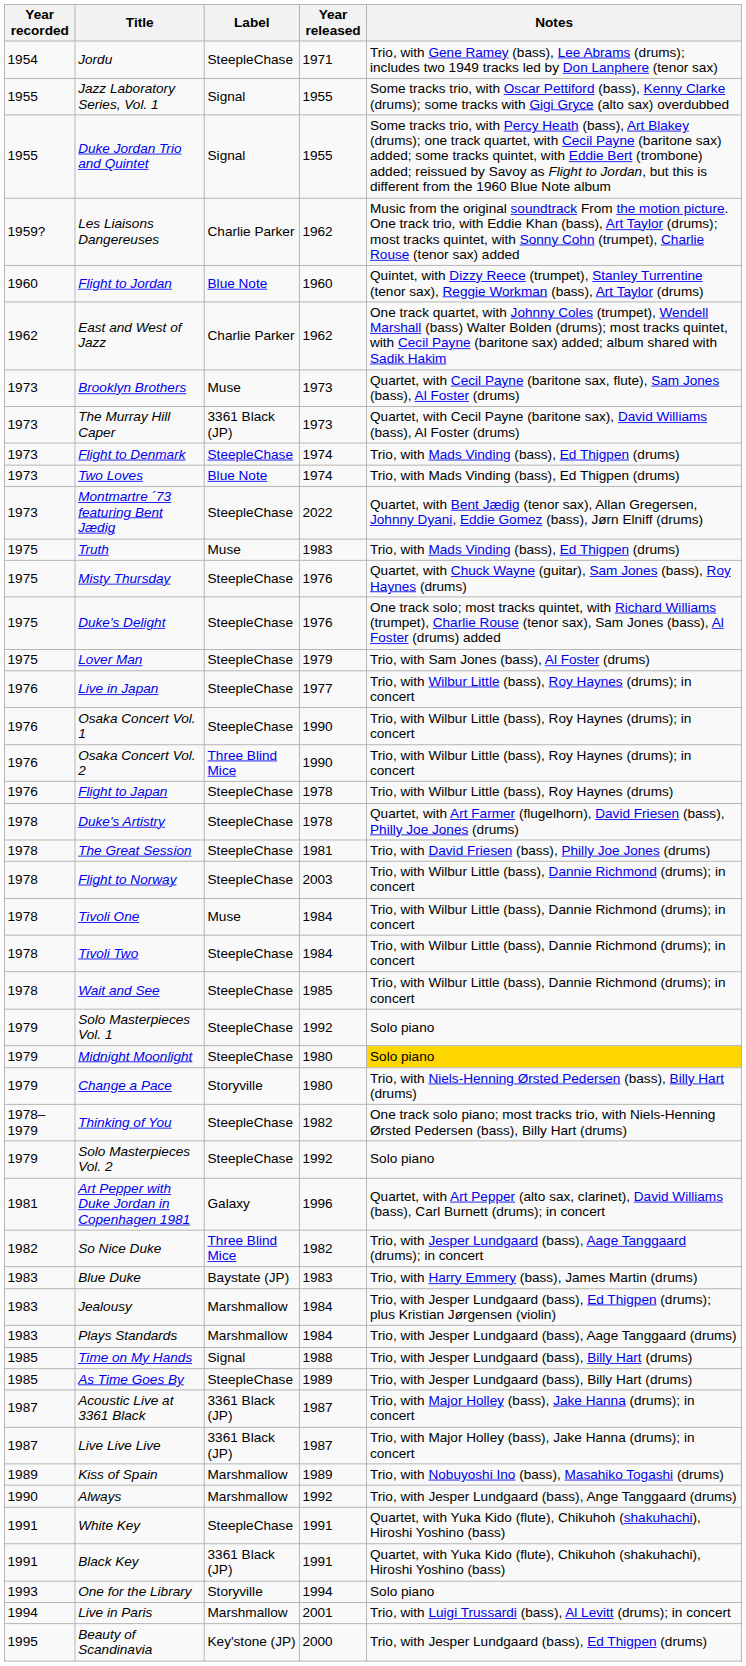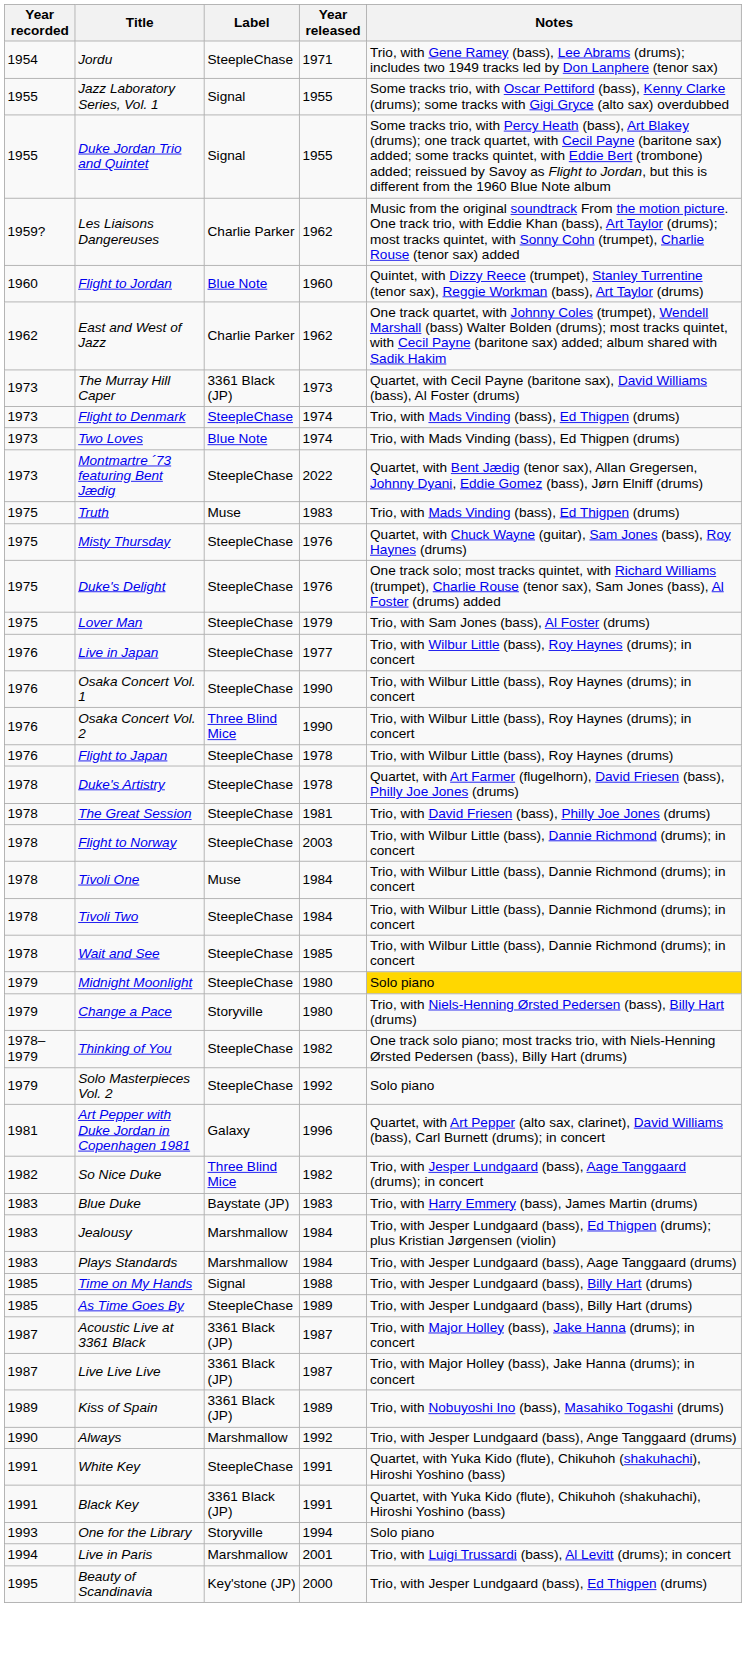- row: (132, 388)
- row: (134, 1027)
(248, 1474) Marshmallow -> (241, 1408) 3361 Black (JP)
